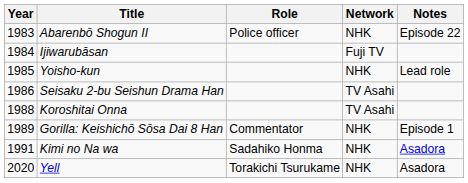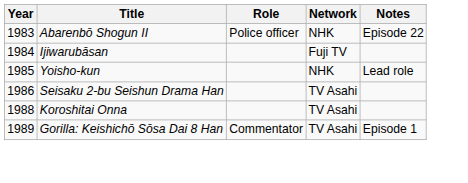(358, 129) NHK -> (333, 129) TV Asahi
- row: (79, 149)
- row: (50, 168)
